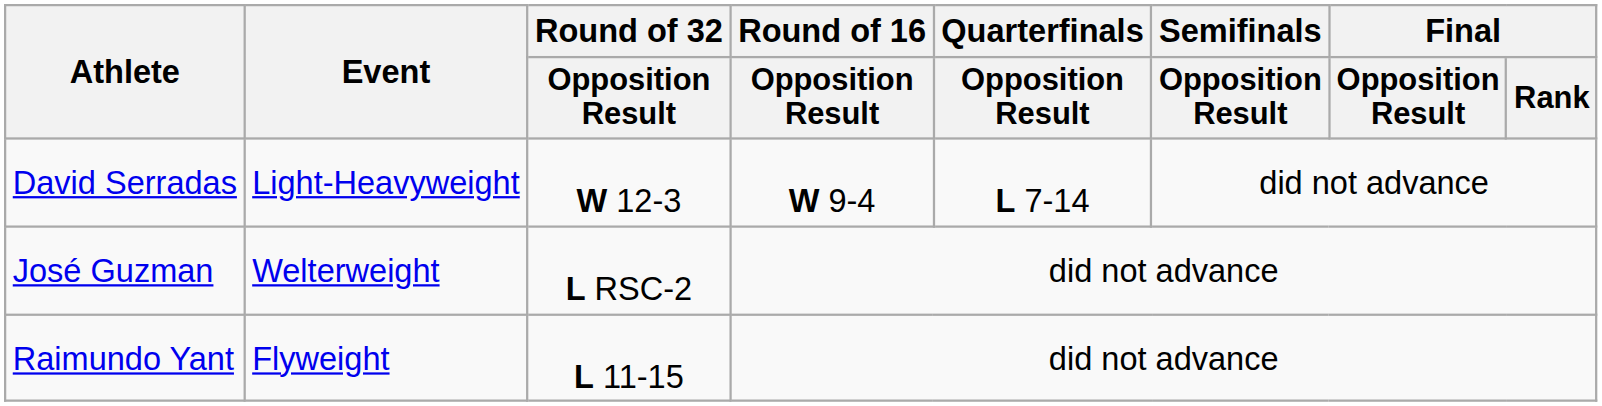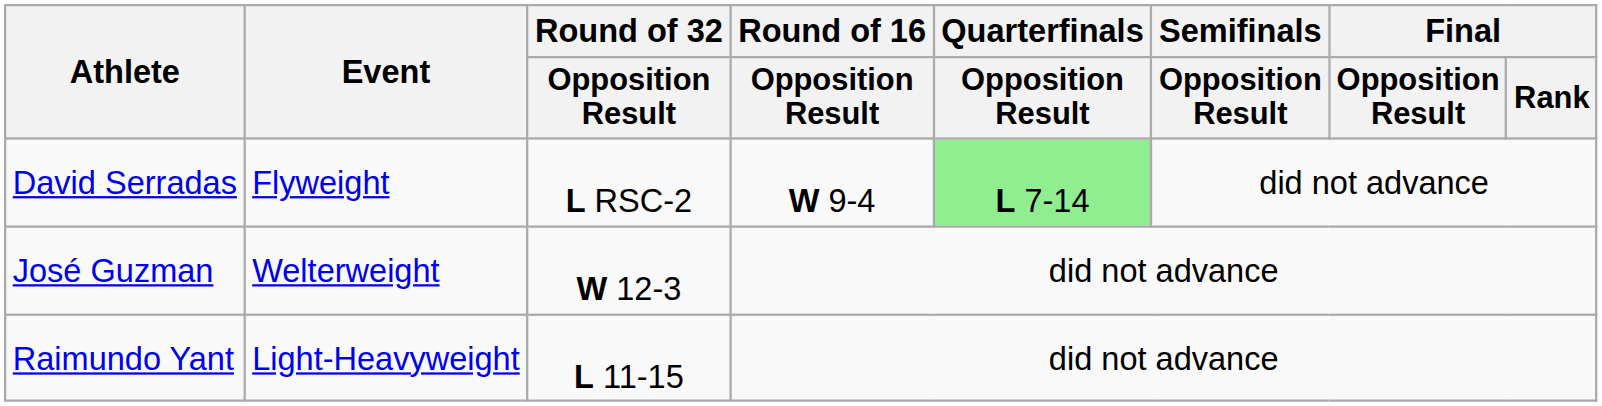(386, 183) Light-Heavyweight -> (321, 183) Flyweight
(629, 201) W 12-3 -> (629, 201) L RSC-2
(1043, 201) no background -> (1043, 201) lightgreen background
(629, 289) L RSC-2 -> (629, 289) W 12-3
(321, 358) Flyweight -> (386, 358) Light-Heavyweight
